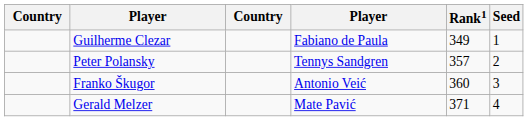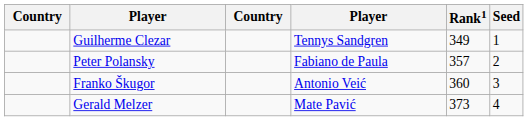(341, 40) Fabiano de Paula -> (341, 40) Tennys Sandgren
(341, 62) Tennys Sandgren -> (341, 62) Fabiano de Paula
(459, 105) 371 -> (459, 105) 373
